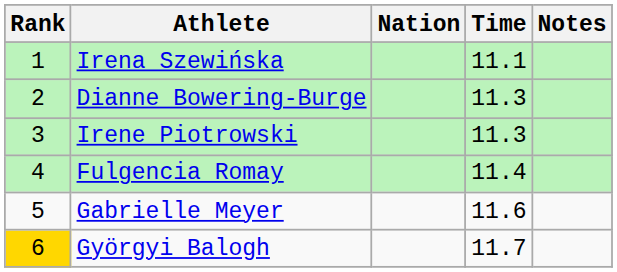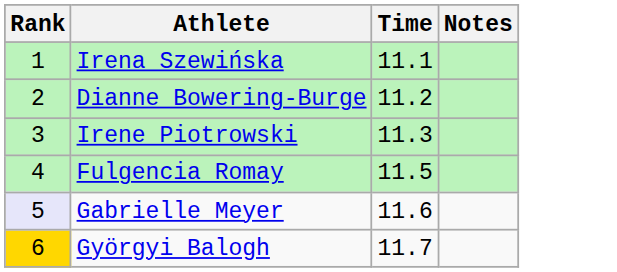- column: (419, 24)
(499, 99) 11.3 -> (405, 99) 11.2
(499, 174) 11.4 -> (405, 174) 11.5
(38, 211) no background -> (38, 211) lavender background
